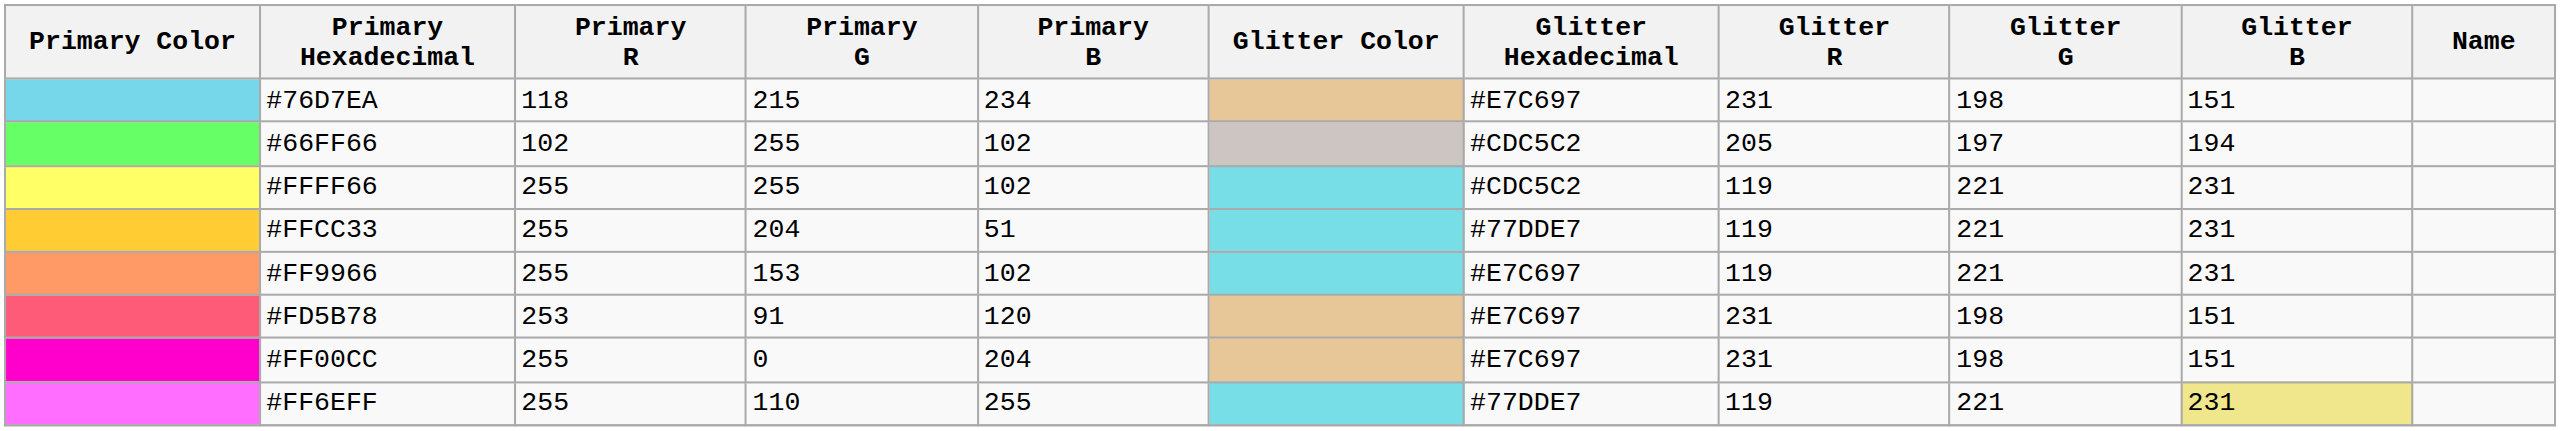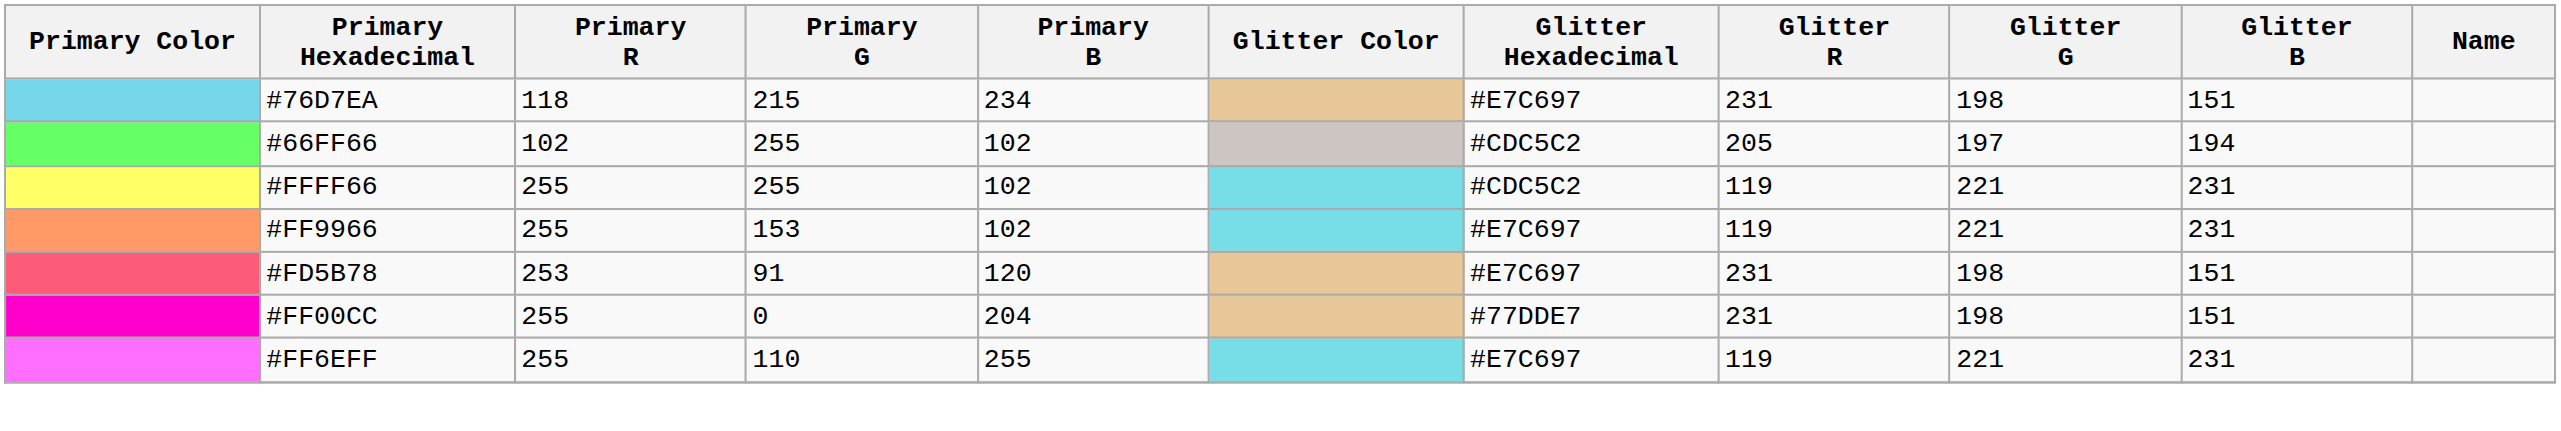- row: (322, 230)
(1526, 360) #E7C697 -> (1526, 317) #77DDE7
(1526, 403) #77DDE7 -> (1526, 360) #E7C697
(2211, 403) khaki background -> (2211, 360) no background
